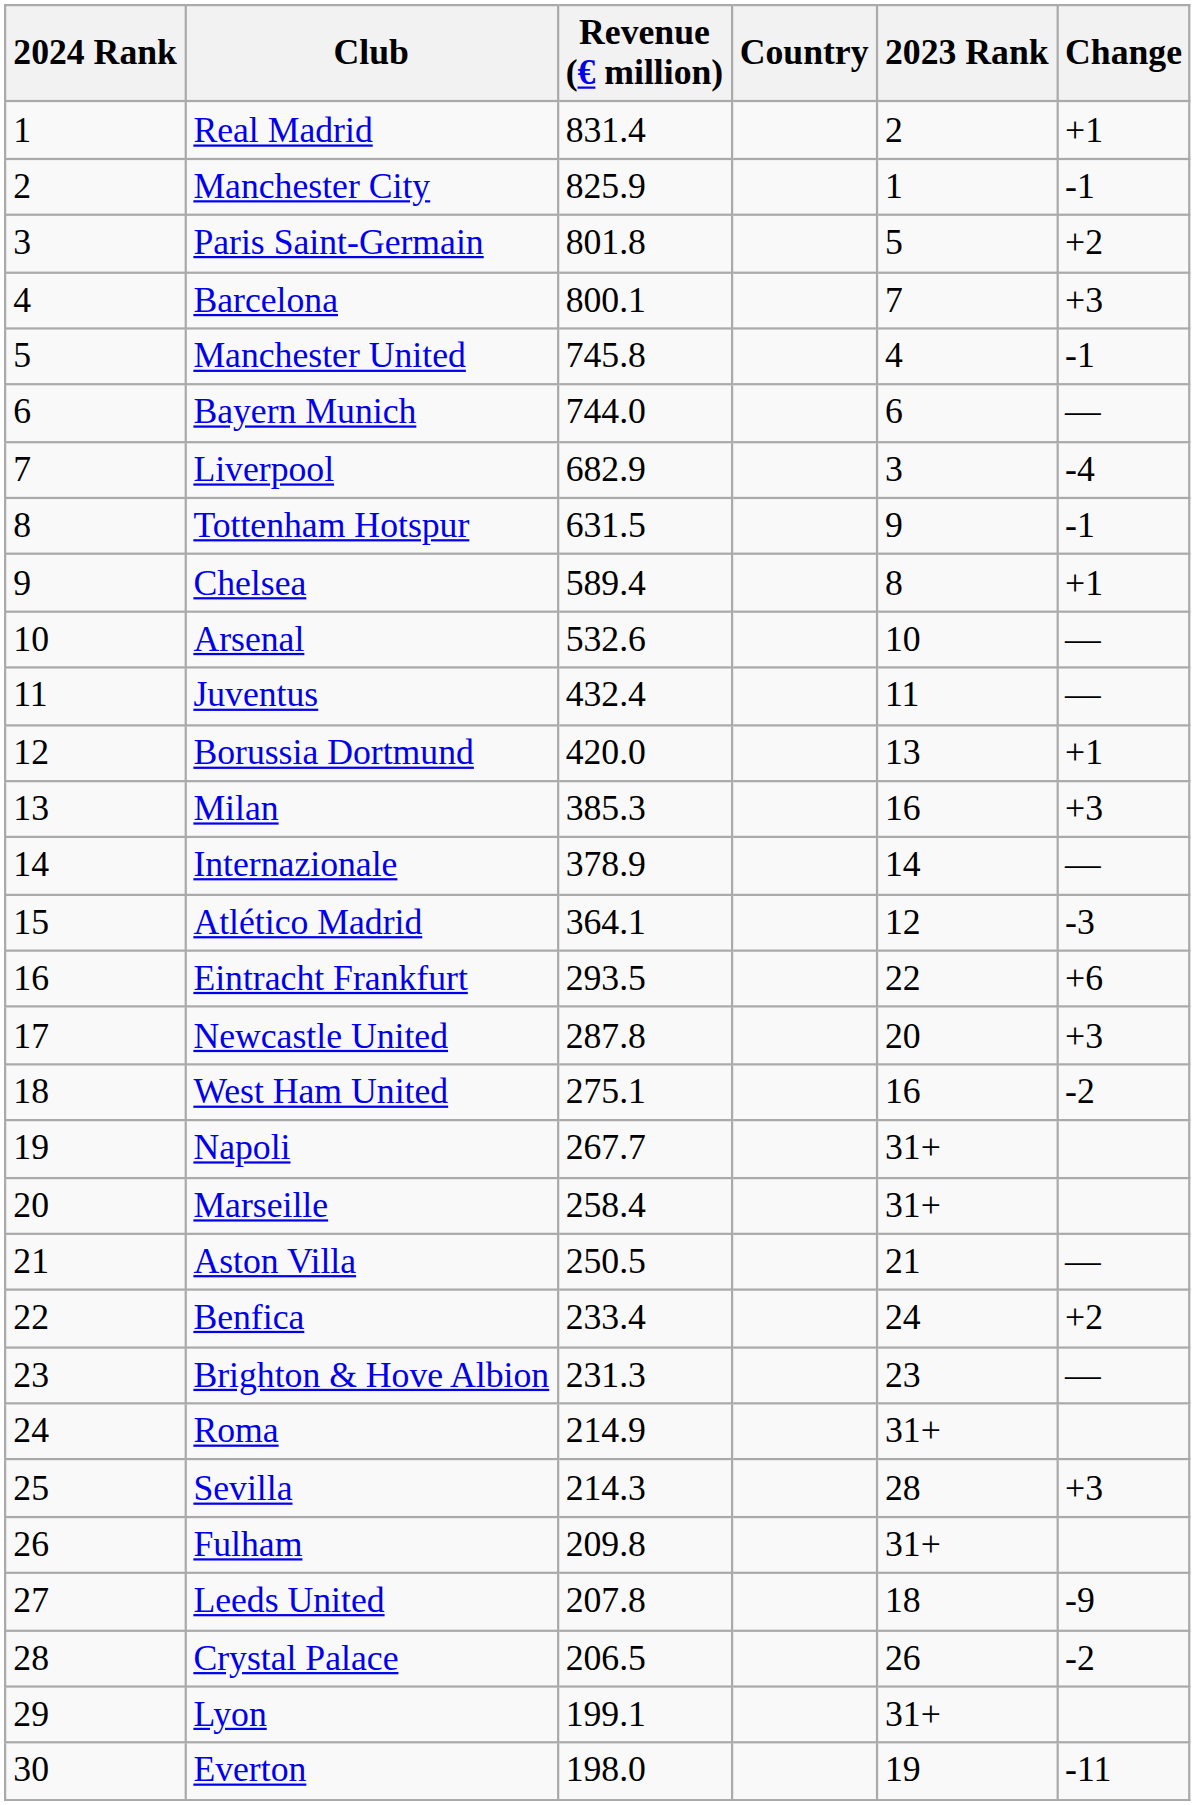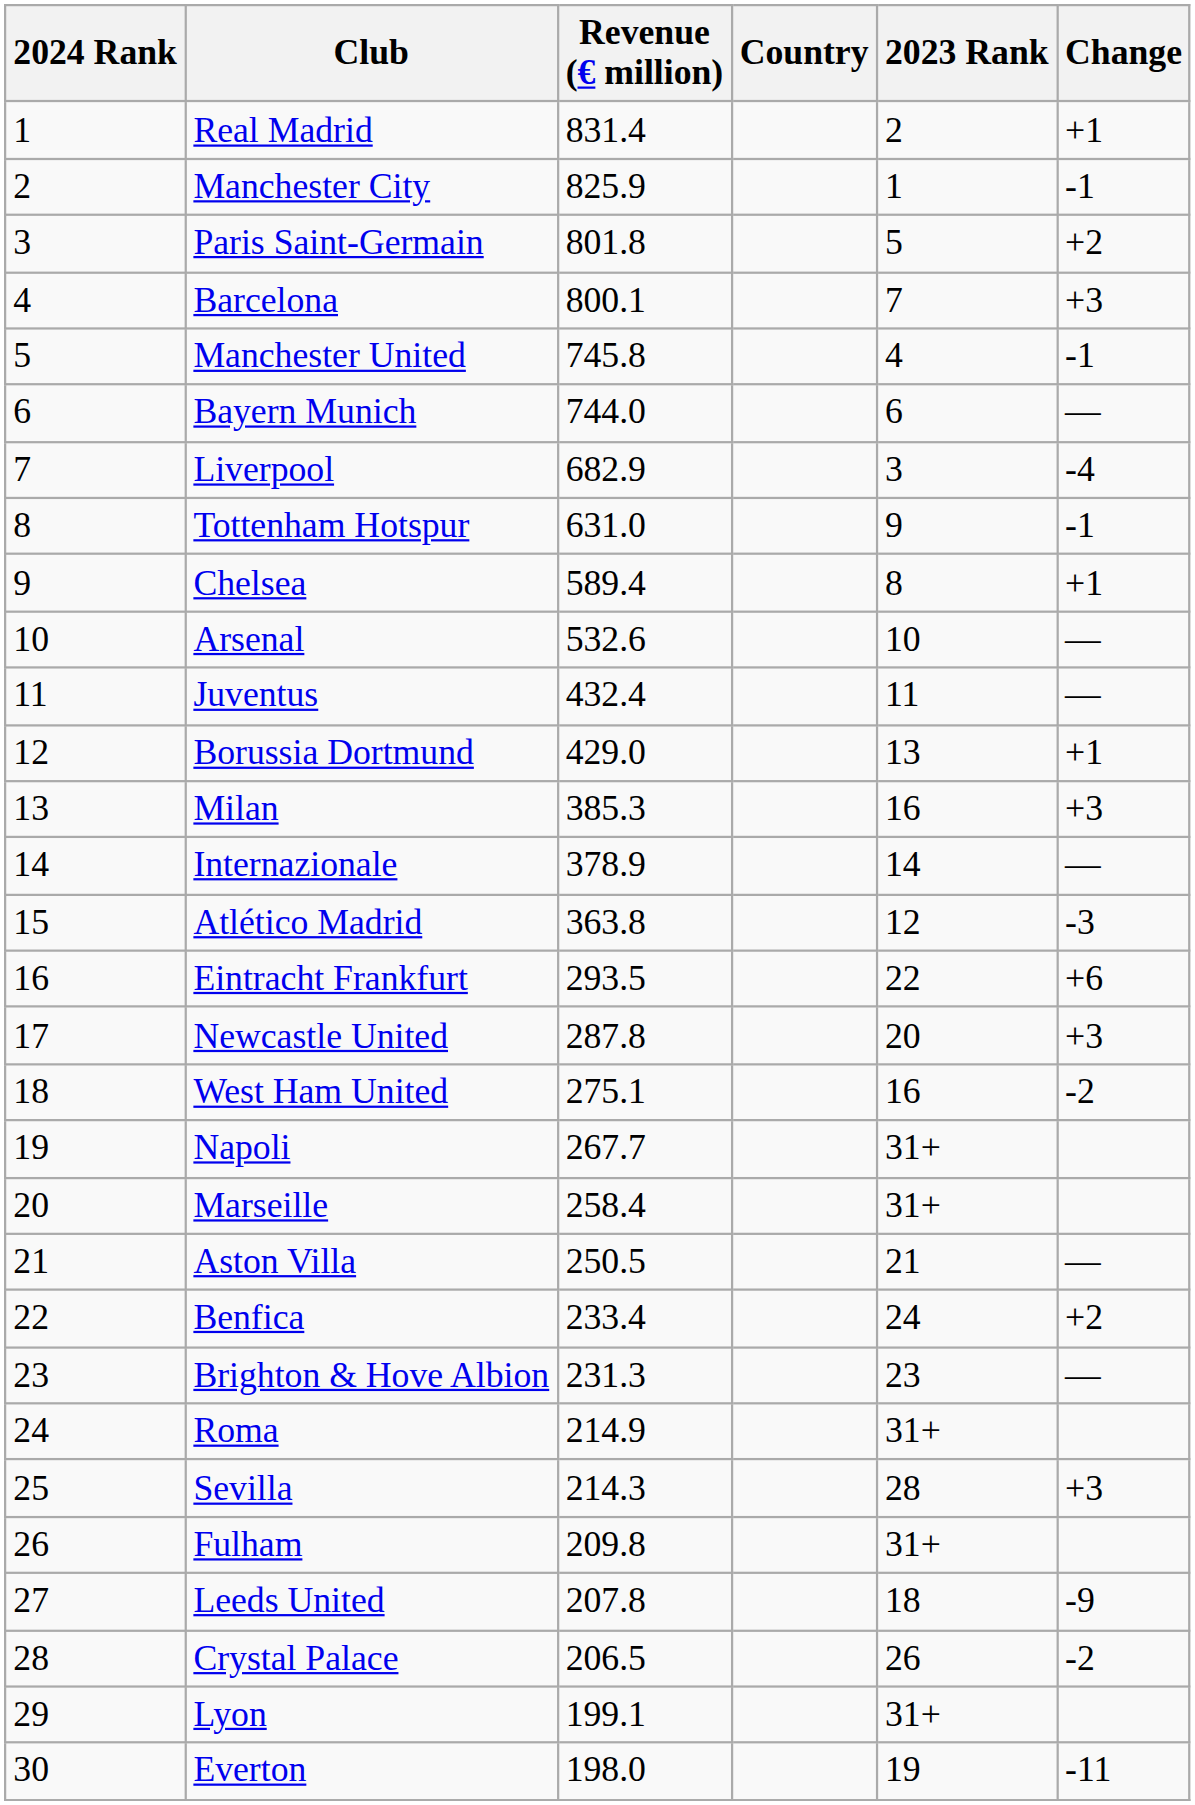(606, 525) 631.5 -> (606, 525) 631.0
(606, 751) 420.0 -> (606, 751) 429.0
(606, 921) 364.1 -> (606, 921) 363.8
